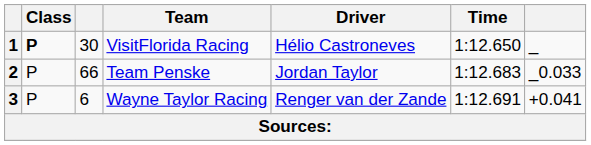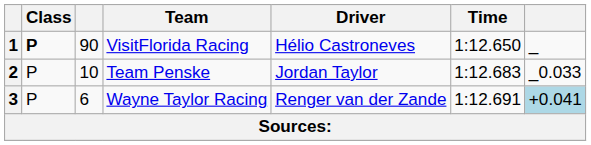(89, 45) 30 -> (89, 45) 90
(89, 72) 66 -> (89, 72) 10
(555, 99) no background -> (555, 99) lightblue background
